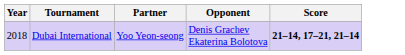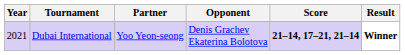+ column: (381, 13)
(17, 36) 2018 -> (17, 36) 2021
